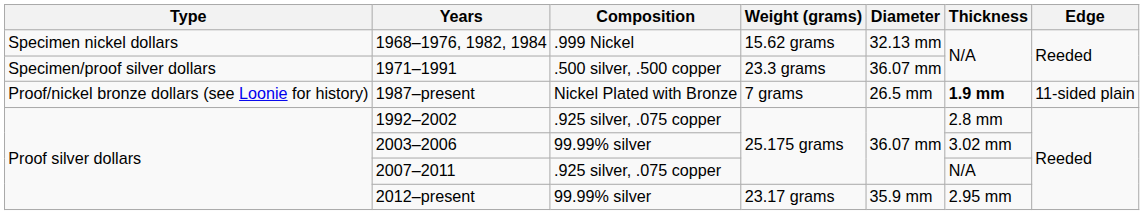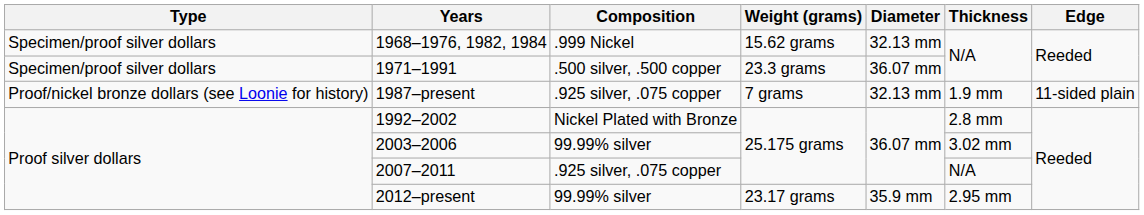(93, 42) Specimen nickel dollars -> (112, 42) Specimen/proof silver dollars
(646, 94) Nickel Plated with Bronze -> (638, 94) .925 silver, .075 copper
(901, 94) 26.5 mm -> (905, 94) 32.13 mm
(977, 94) bold -> (976, 94) normal
(638, 119) .925 silver, .075 copper -> (646, 119) Nickel Plated with Bronze
